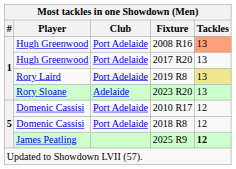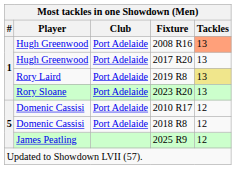(111, 92) Adelaide -> (120, 92) Port Adelaide
(202, 140) bold -> (202, 140) normal
